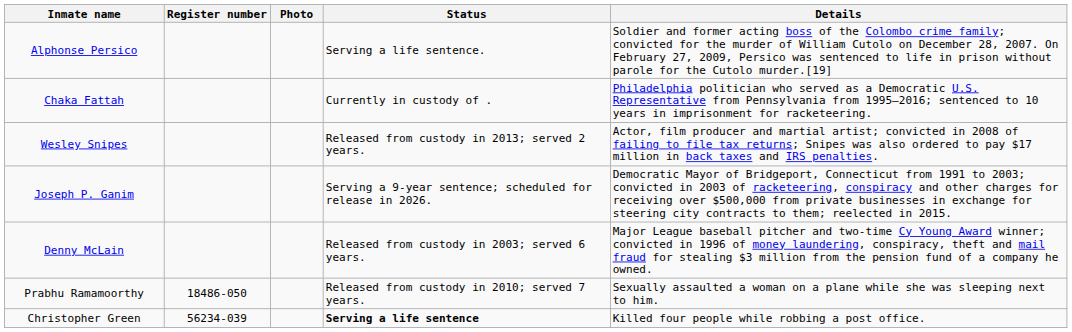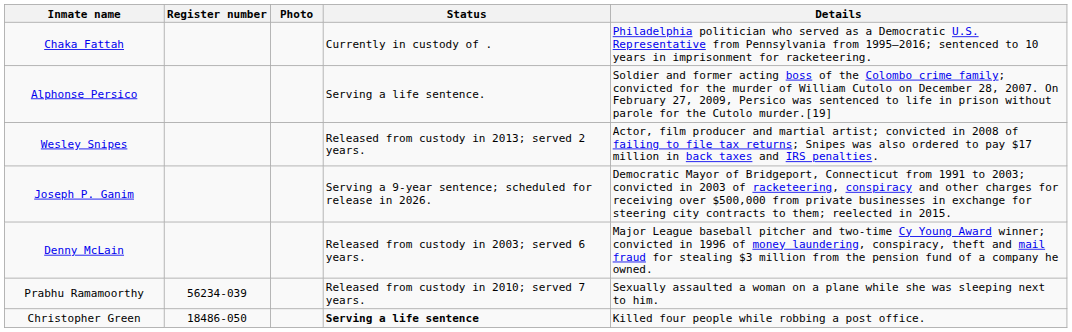rows swapped: (84, 51) <-> (84, 100)
(217, 294) 18486-050 -> (217, 294) 56234-039
(217, 318) 56234-039 -> (217, 318) 18486-050
